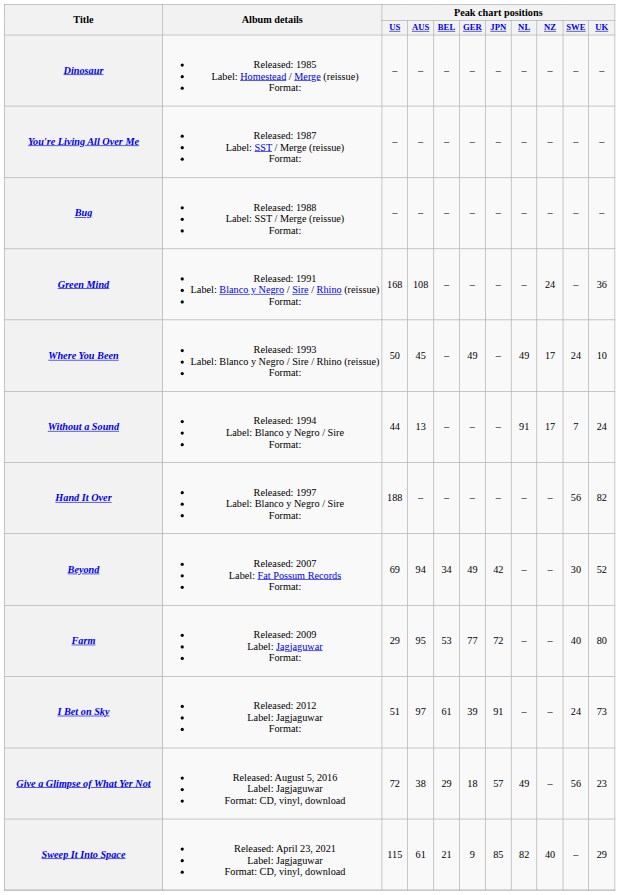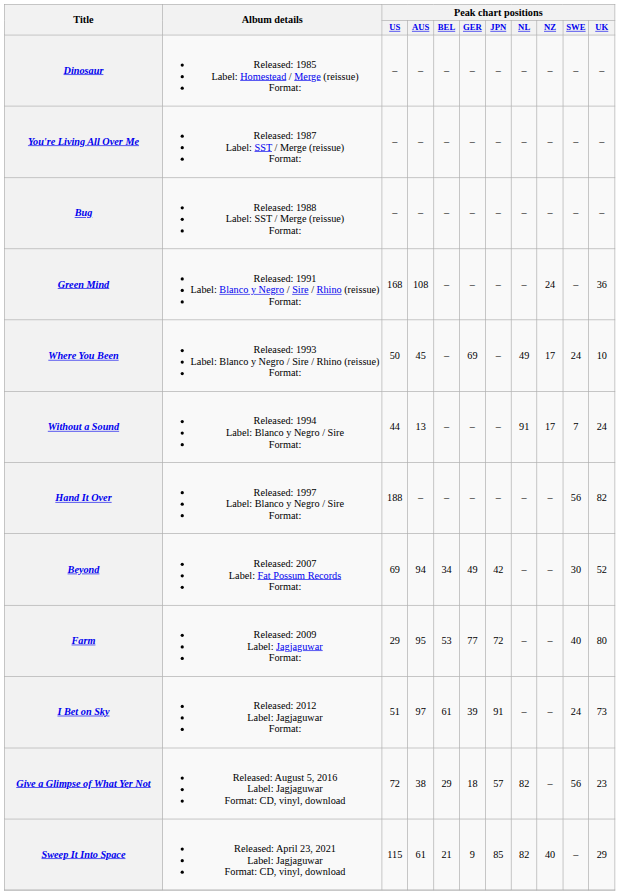(472, 355) 49 -> (472, 355) 69
(524, 783) 49 -> (524, 783) 82
